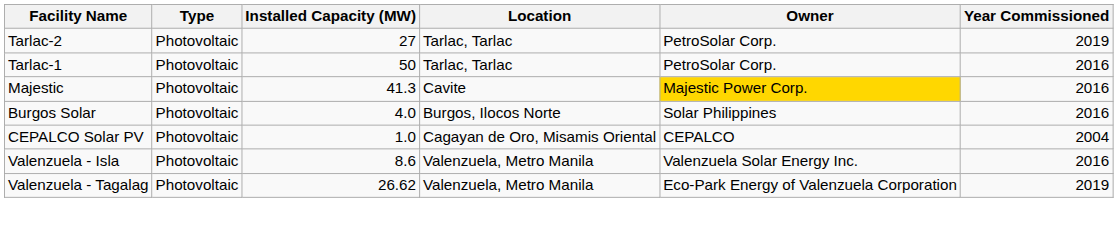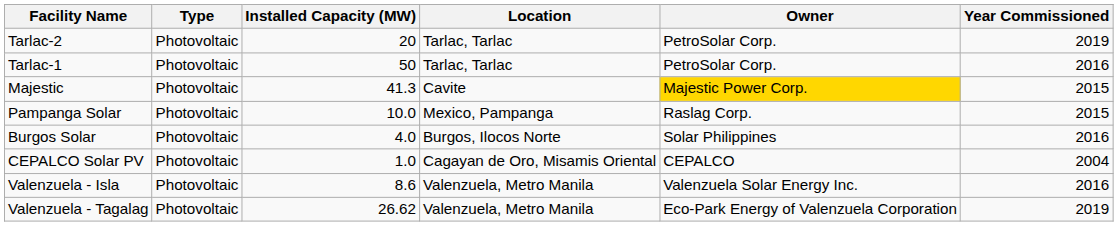(408, 40) 27 -> (408, 40) 20
(1092, 88) 2016 -> (1092, 88) 2015
+ row: (65, 112)
